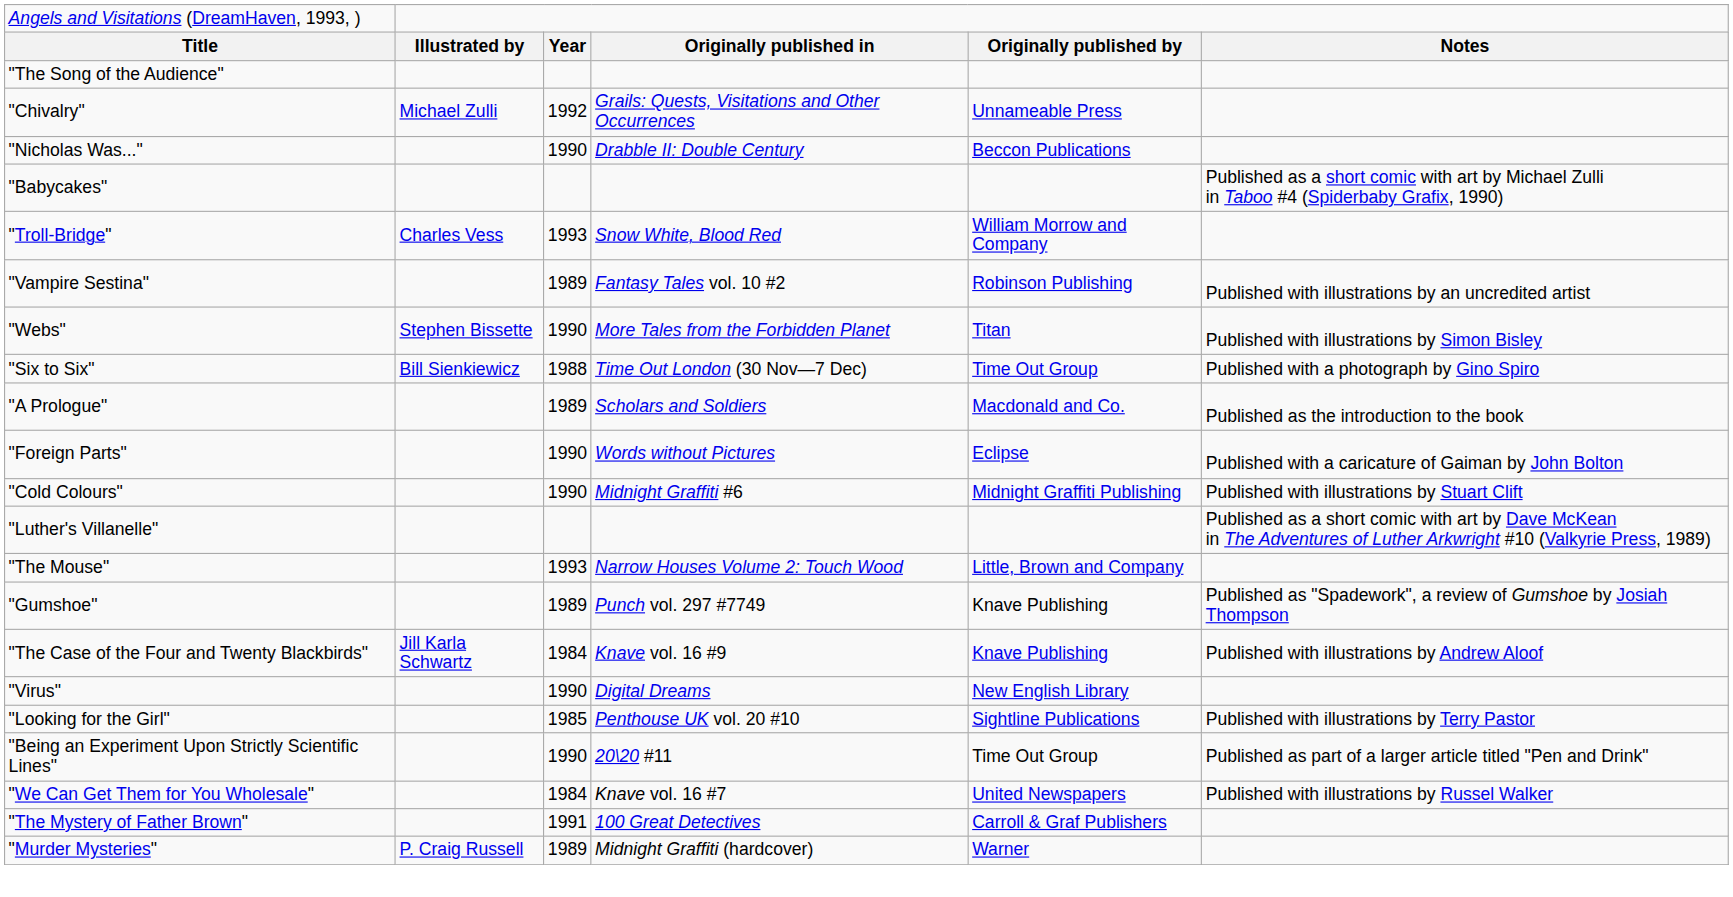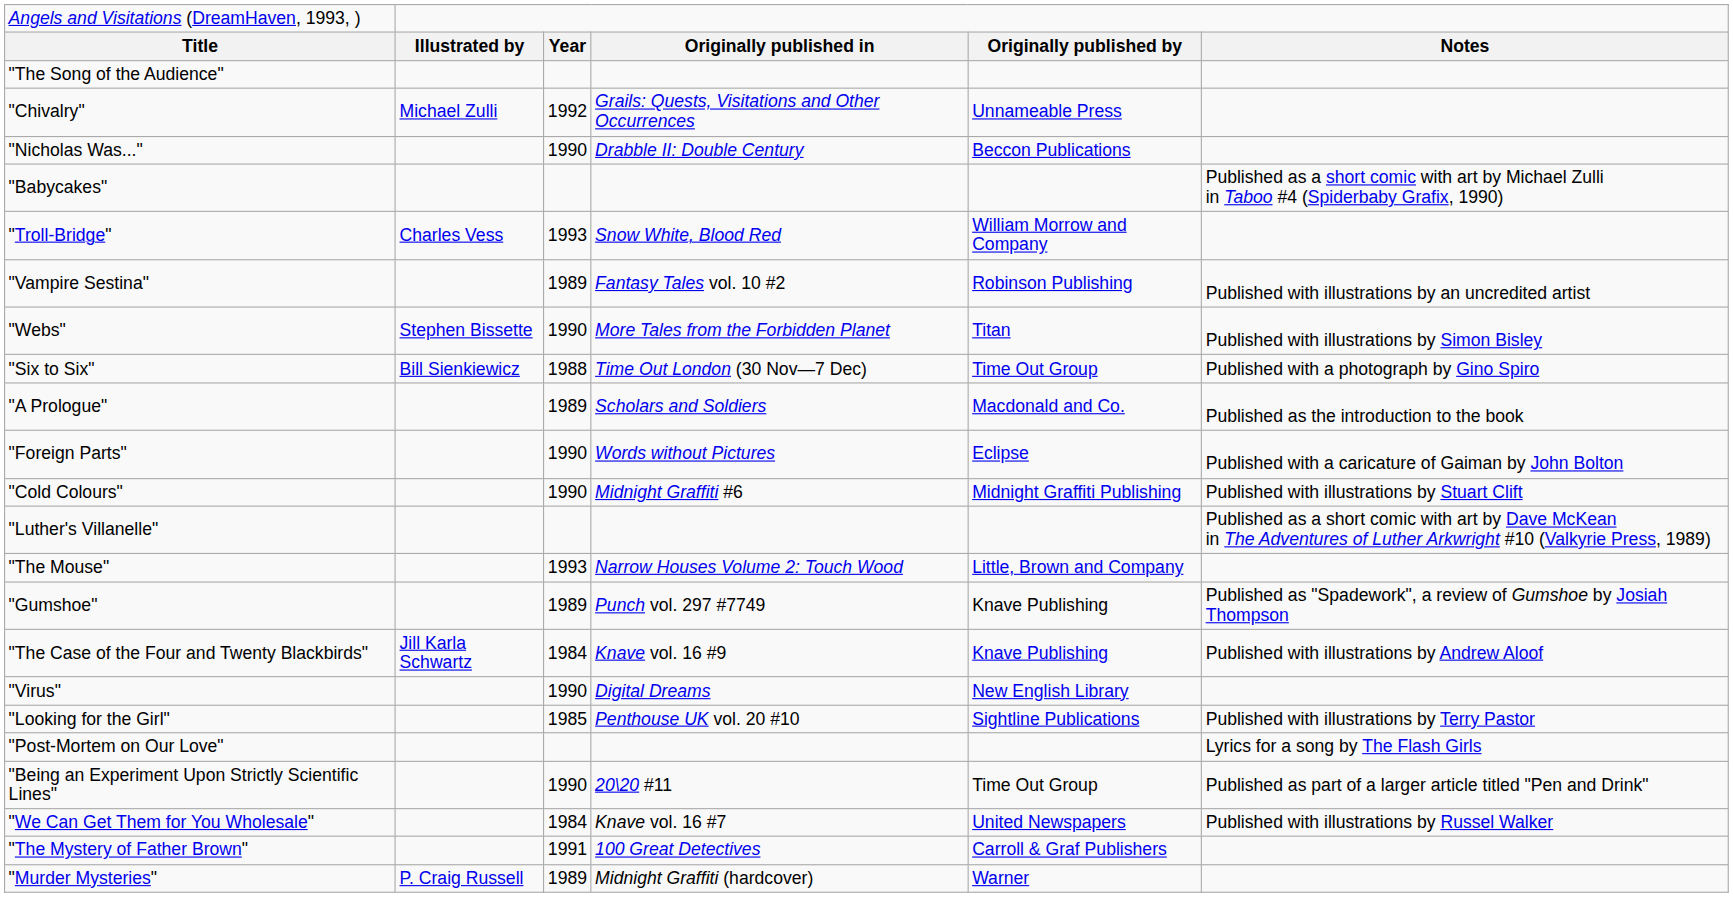+ row: (116, 746)
